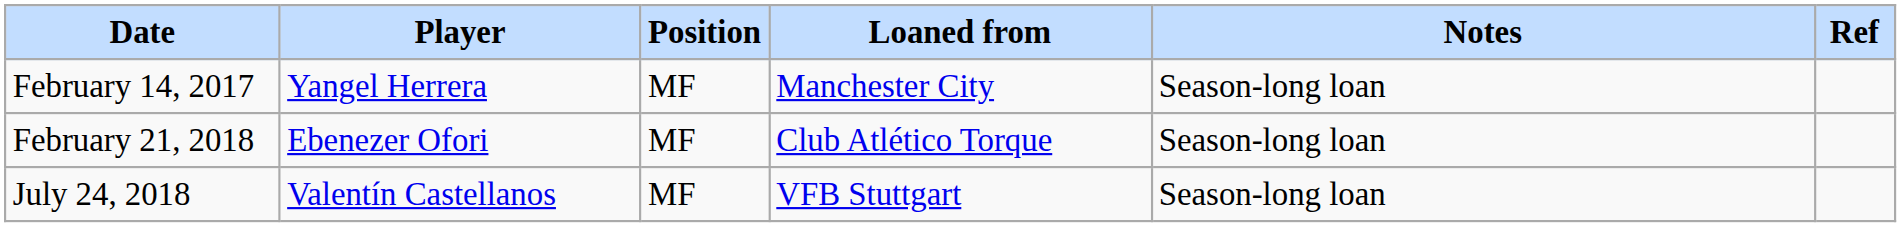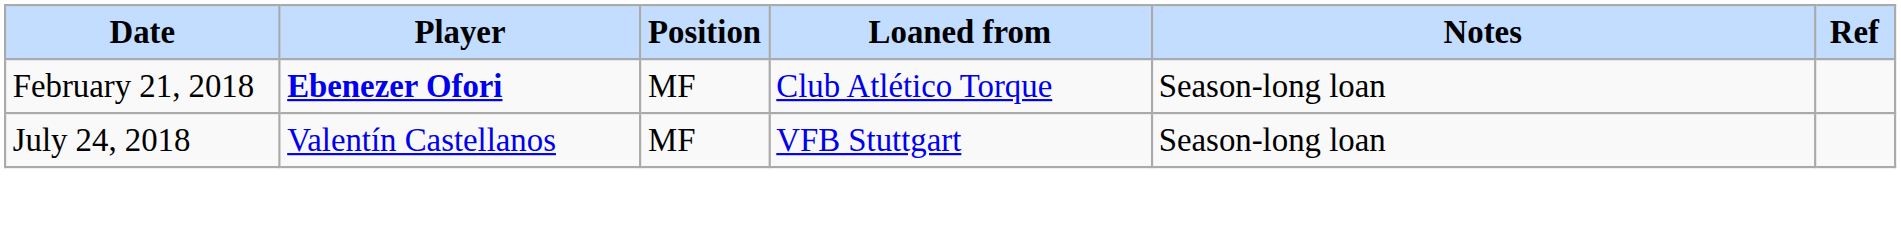- row: (133, 85)
(388, 140) normal -> (395, 85) bold
